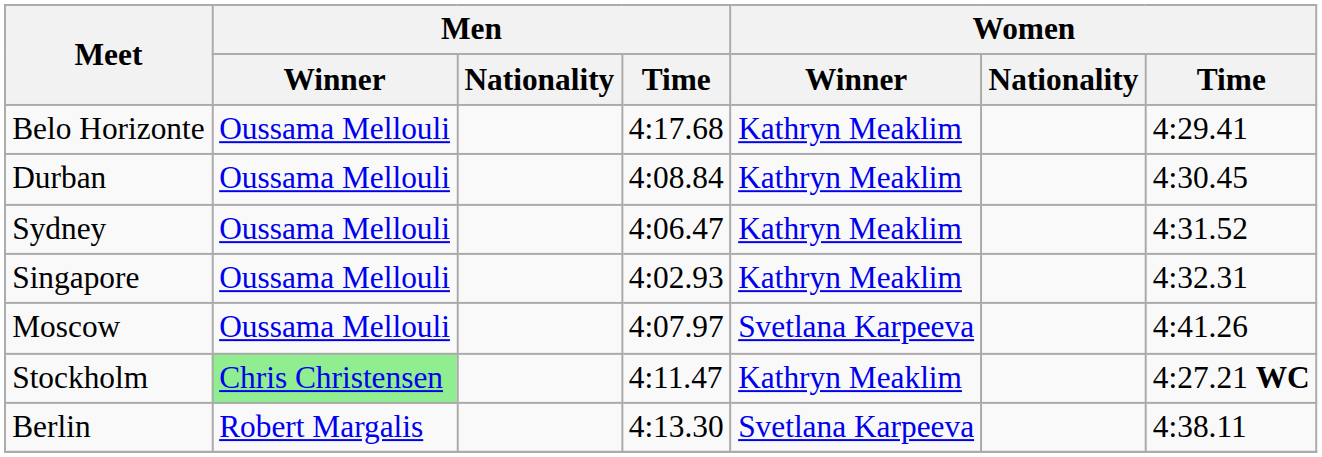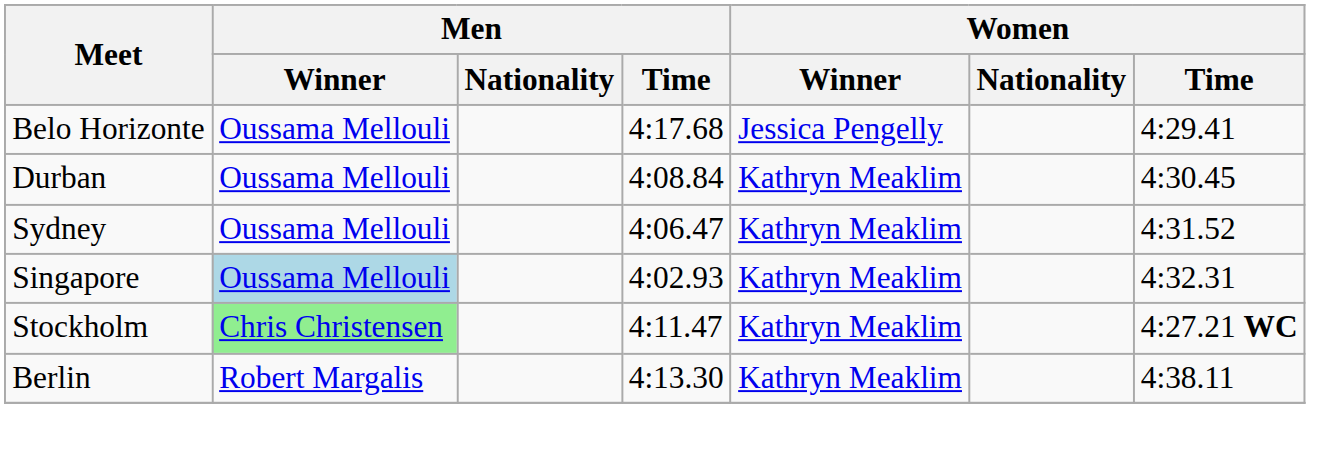(850, 128) Kathryn Meaklim -> (840, 128) Jessica Pengelly
(335, 278) no background -> (335, 278) lightblue background
- row: (66, 327)
(856, 427) Svetlana Karpeeva -> (850, 377) Kathryn Meaklim
